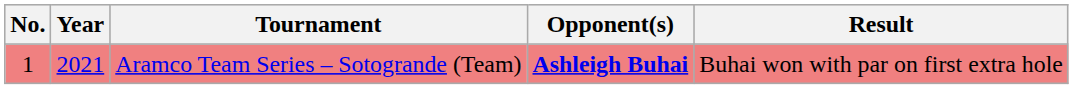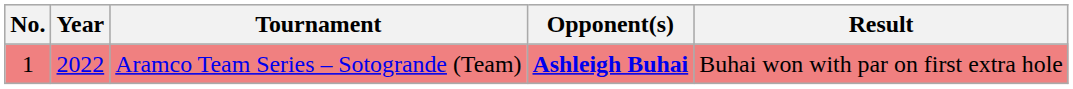(80, 63) 2021 -> (80, 63) 2022
